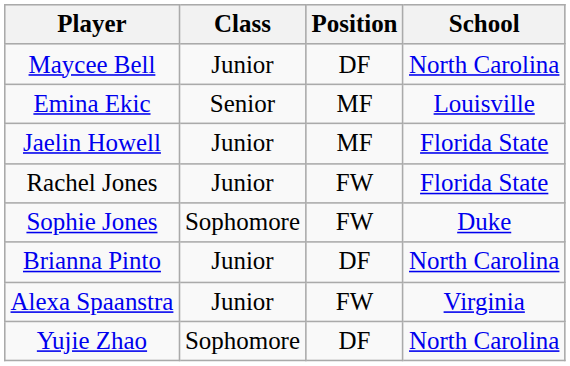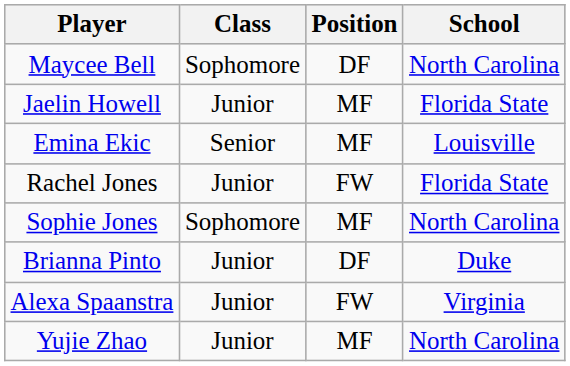(242, 63) Junior -> (242, 63) Sophomore
rows swapped: (92, 103) <-> (92, 143)
(355, 222) FW -> (355, 222) MF
(484, 222) Duke -> (484, 222) North Carolina
(484, 261) North Carolina -> (484, 261) Duke
(242, 340) Sophomore -> (242, 340) Junior
(355, 340) DF -> (355, 340) MF
